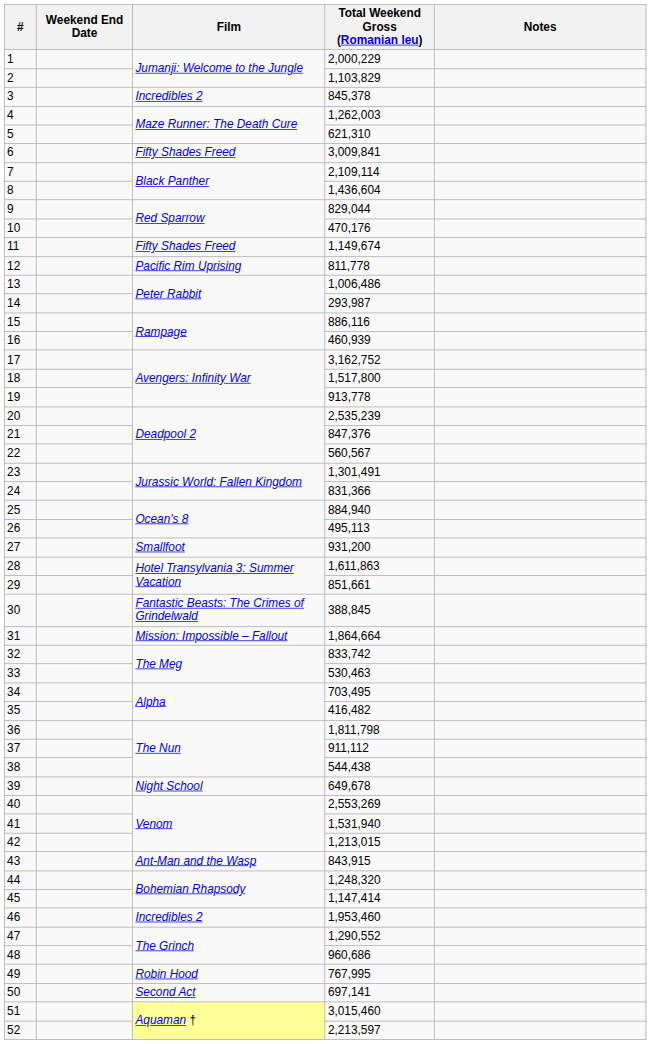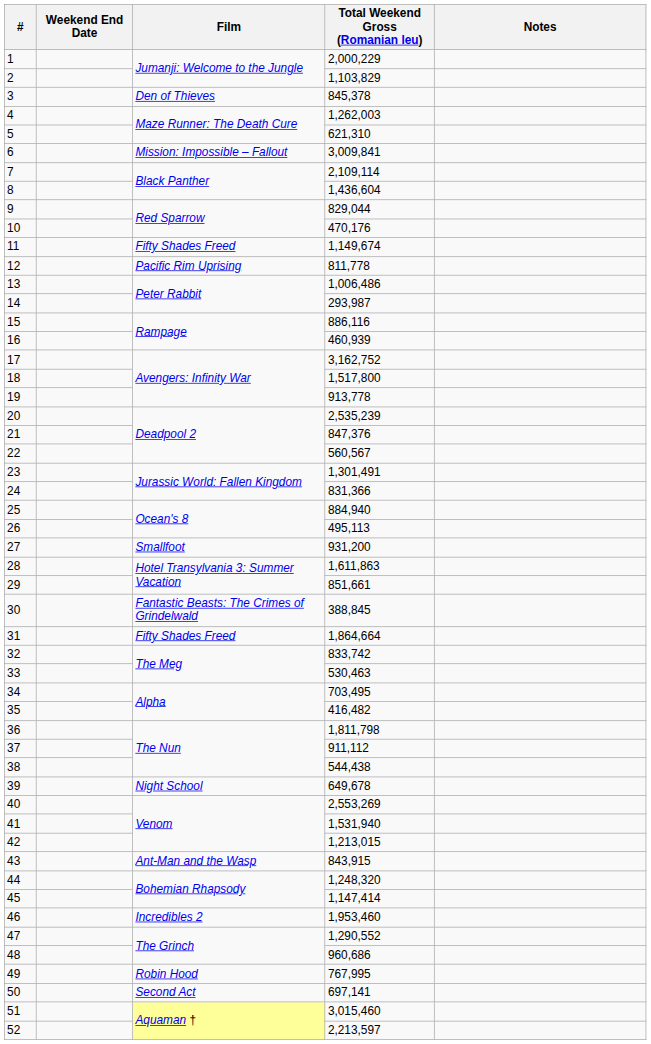(169, 96) Incredibles 2 -> (175, 96) Den of Thieves
(185, 153) Fifty Shades Freed -> (211, 153) Mission: Impossible – Fallout
(211, 635) Mission: Impossible – Fallout -> (185, 635) Fifty Shades Freed
